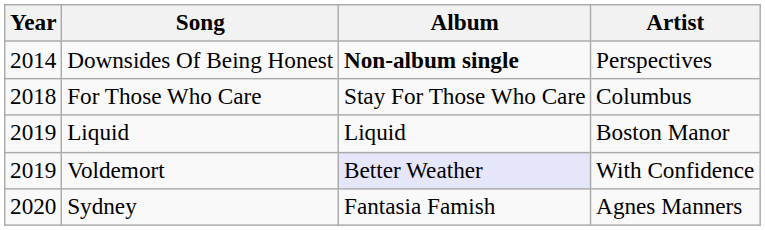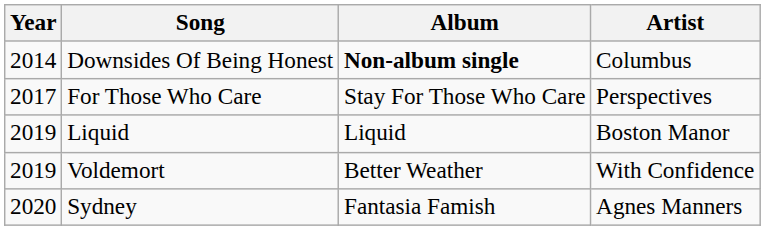(654, 59) Perspectives -> (644, 59) Columbus
(33, 96) 2018 -> (33, 96) 2017
(644, 96) Columbus -> (654, 96) Perspectives
(413, 170) lavender background -> (413, 170) no background
